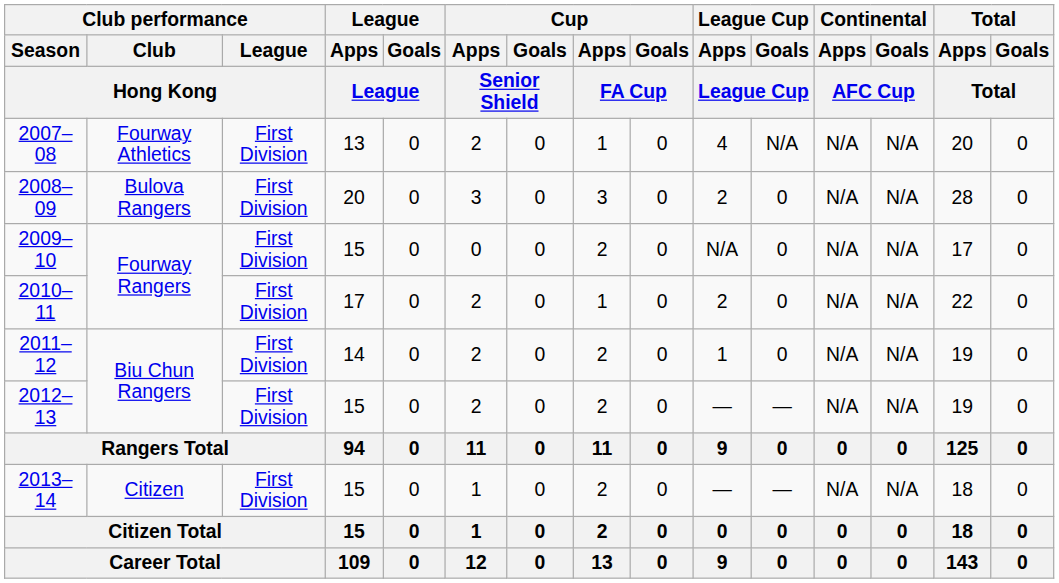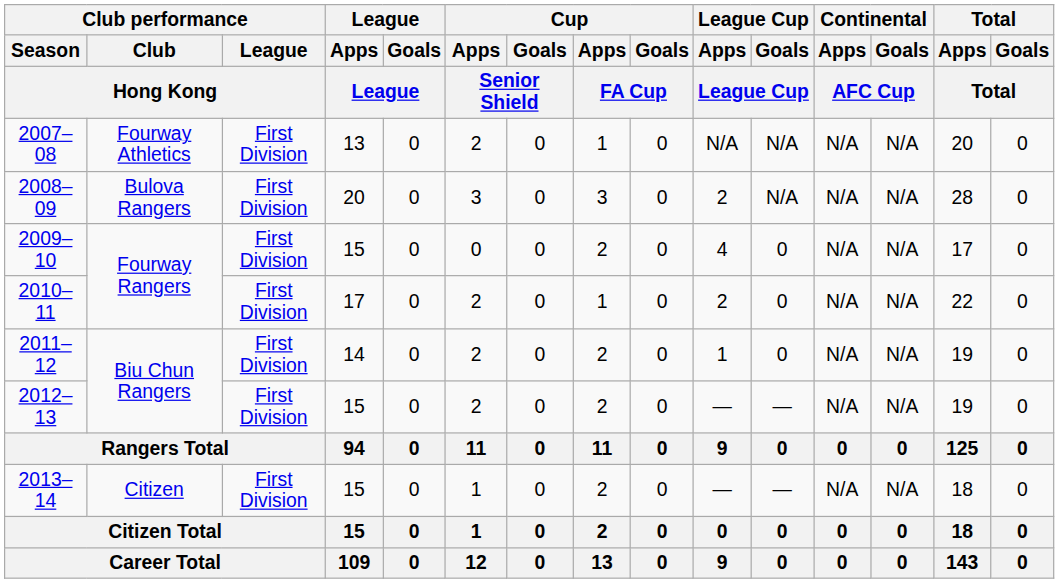(722, 144) 4 -> (722, 144) N/A
(782, 197) 0 -> (782, 197) N/A
(722, 249) N/A -> (722, 249) 4
